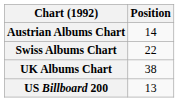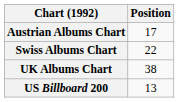(151, 32) 14 -> (151, 32) 17
